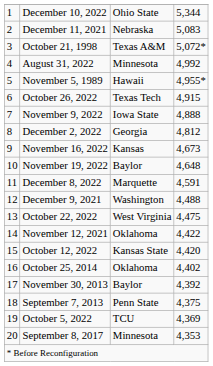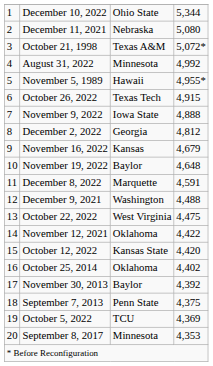(188, 30) 5,083 -> (188, 30) 5,080
(188, 149) 4,673 -> (188, 149) 4,679
